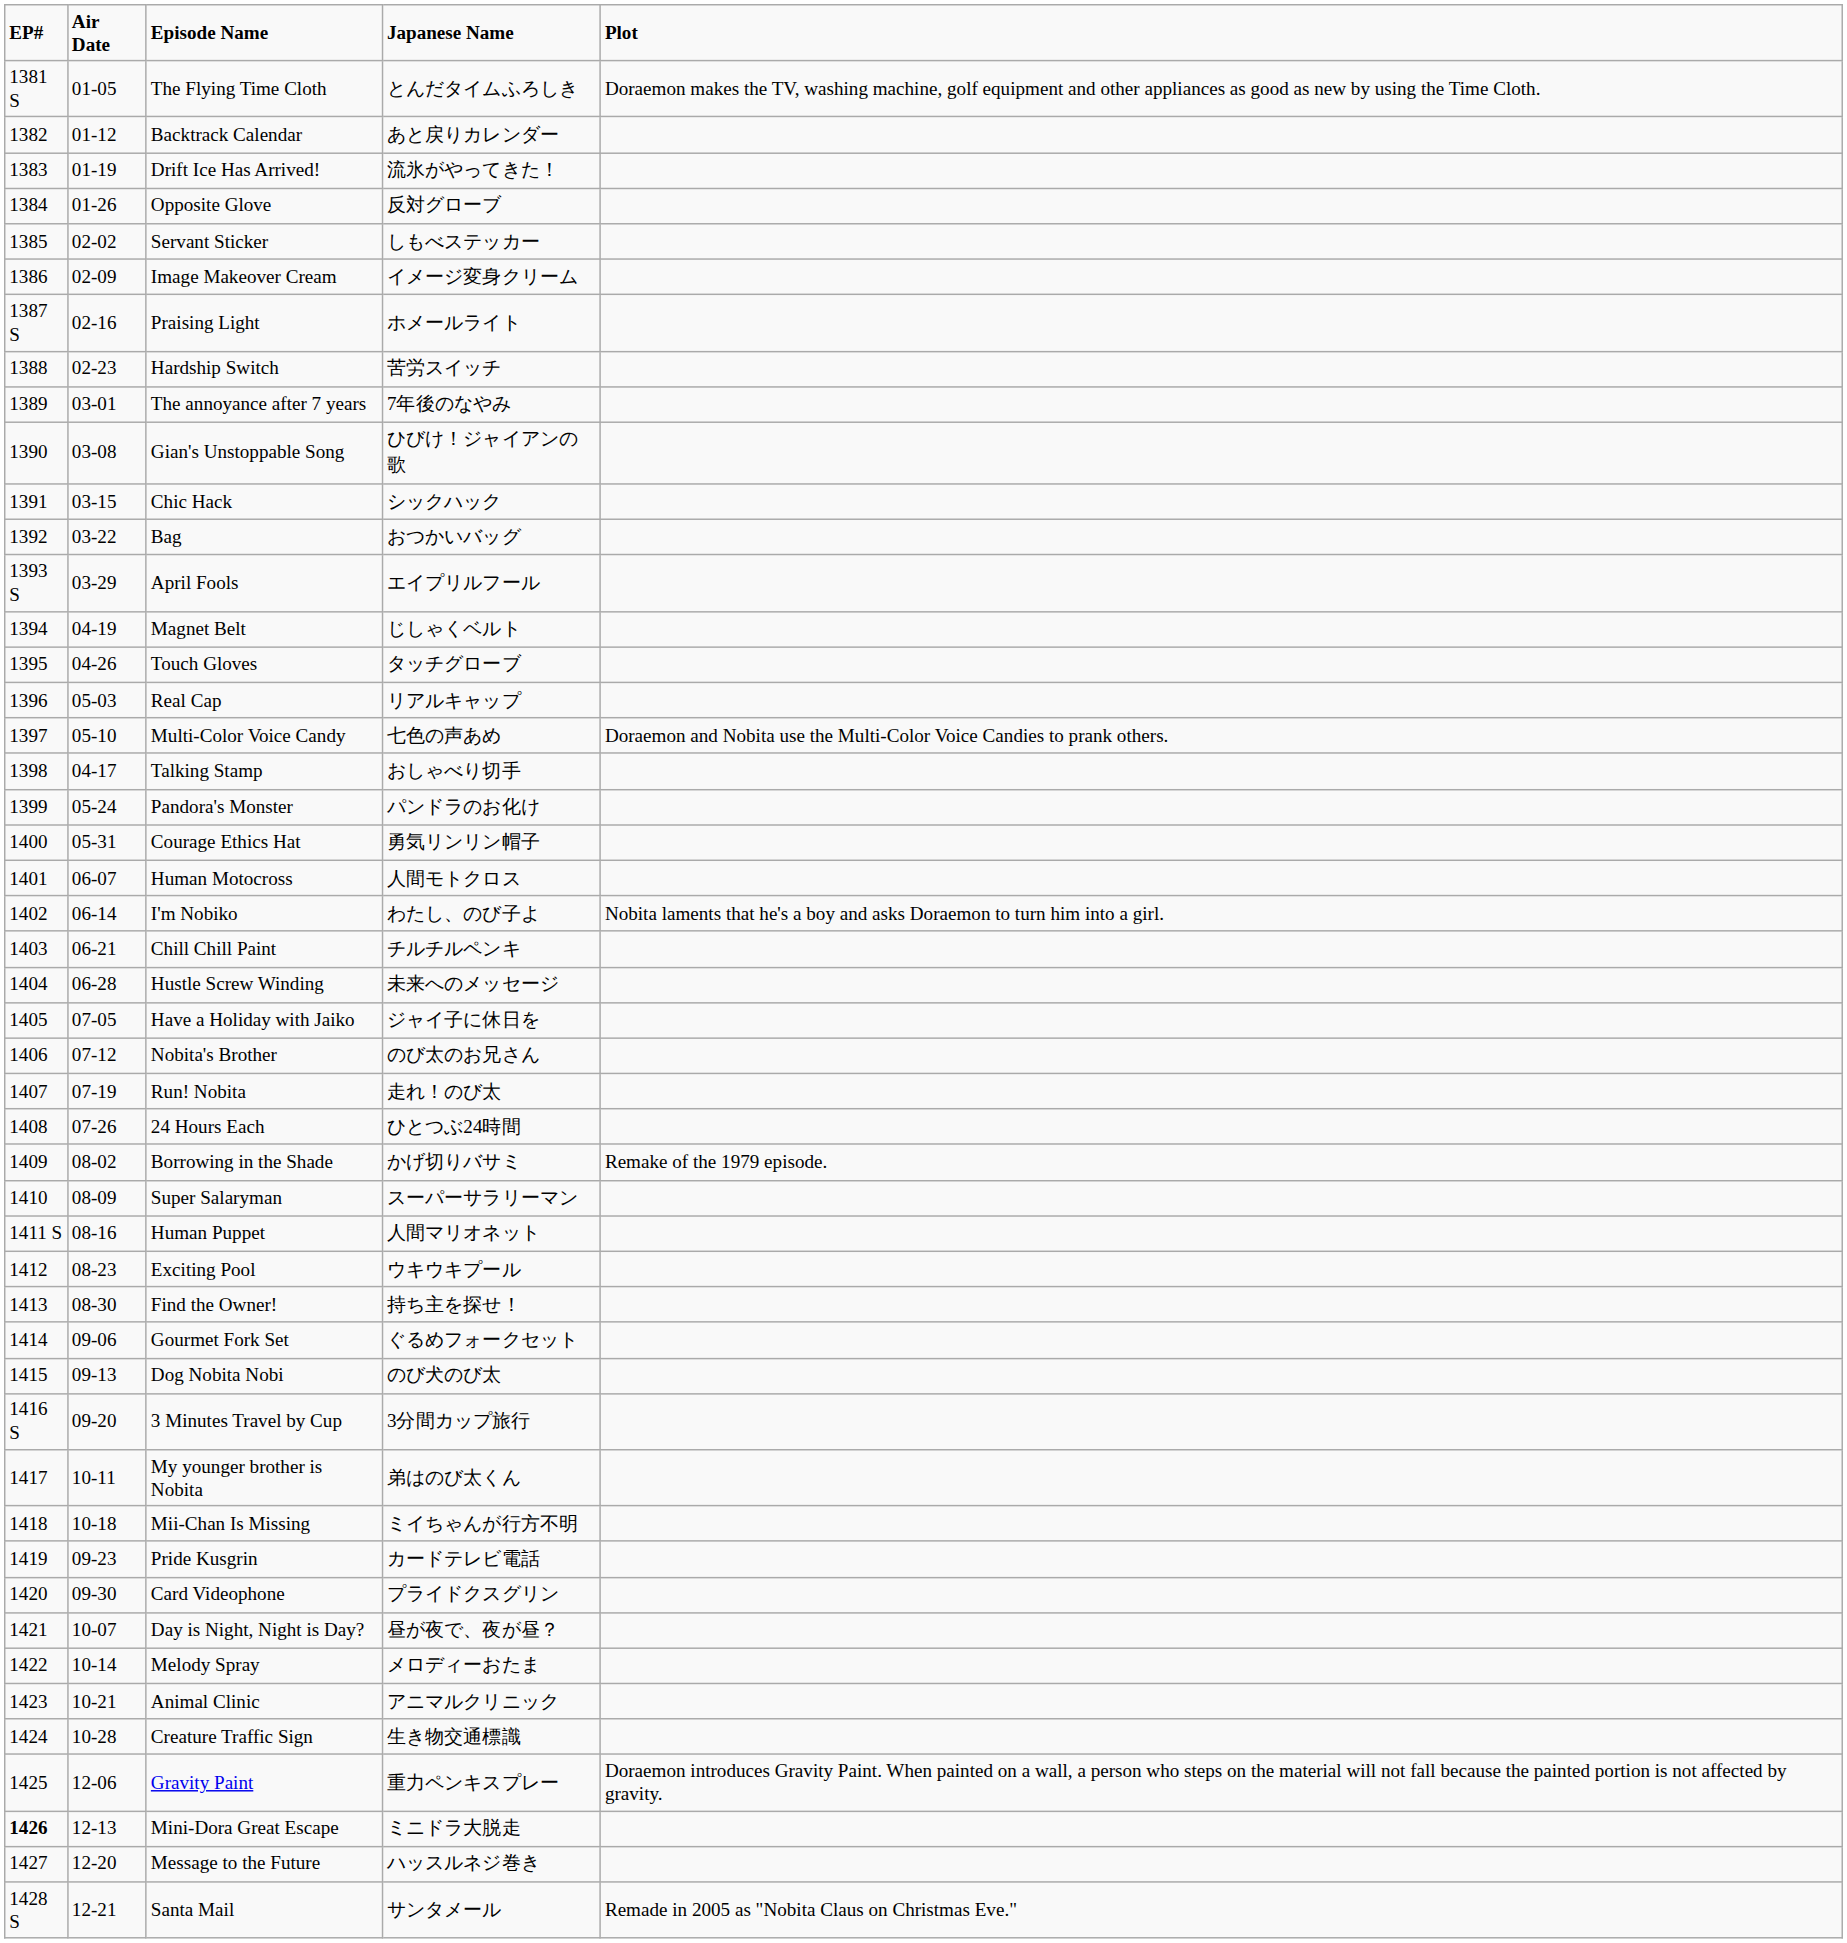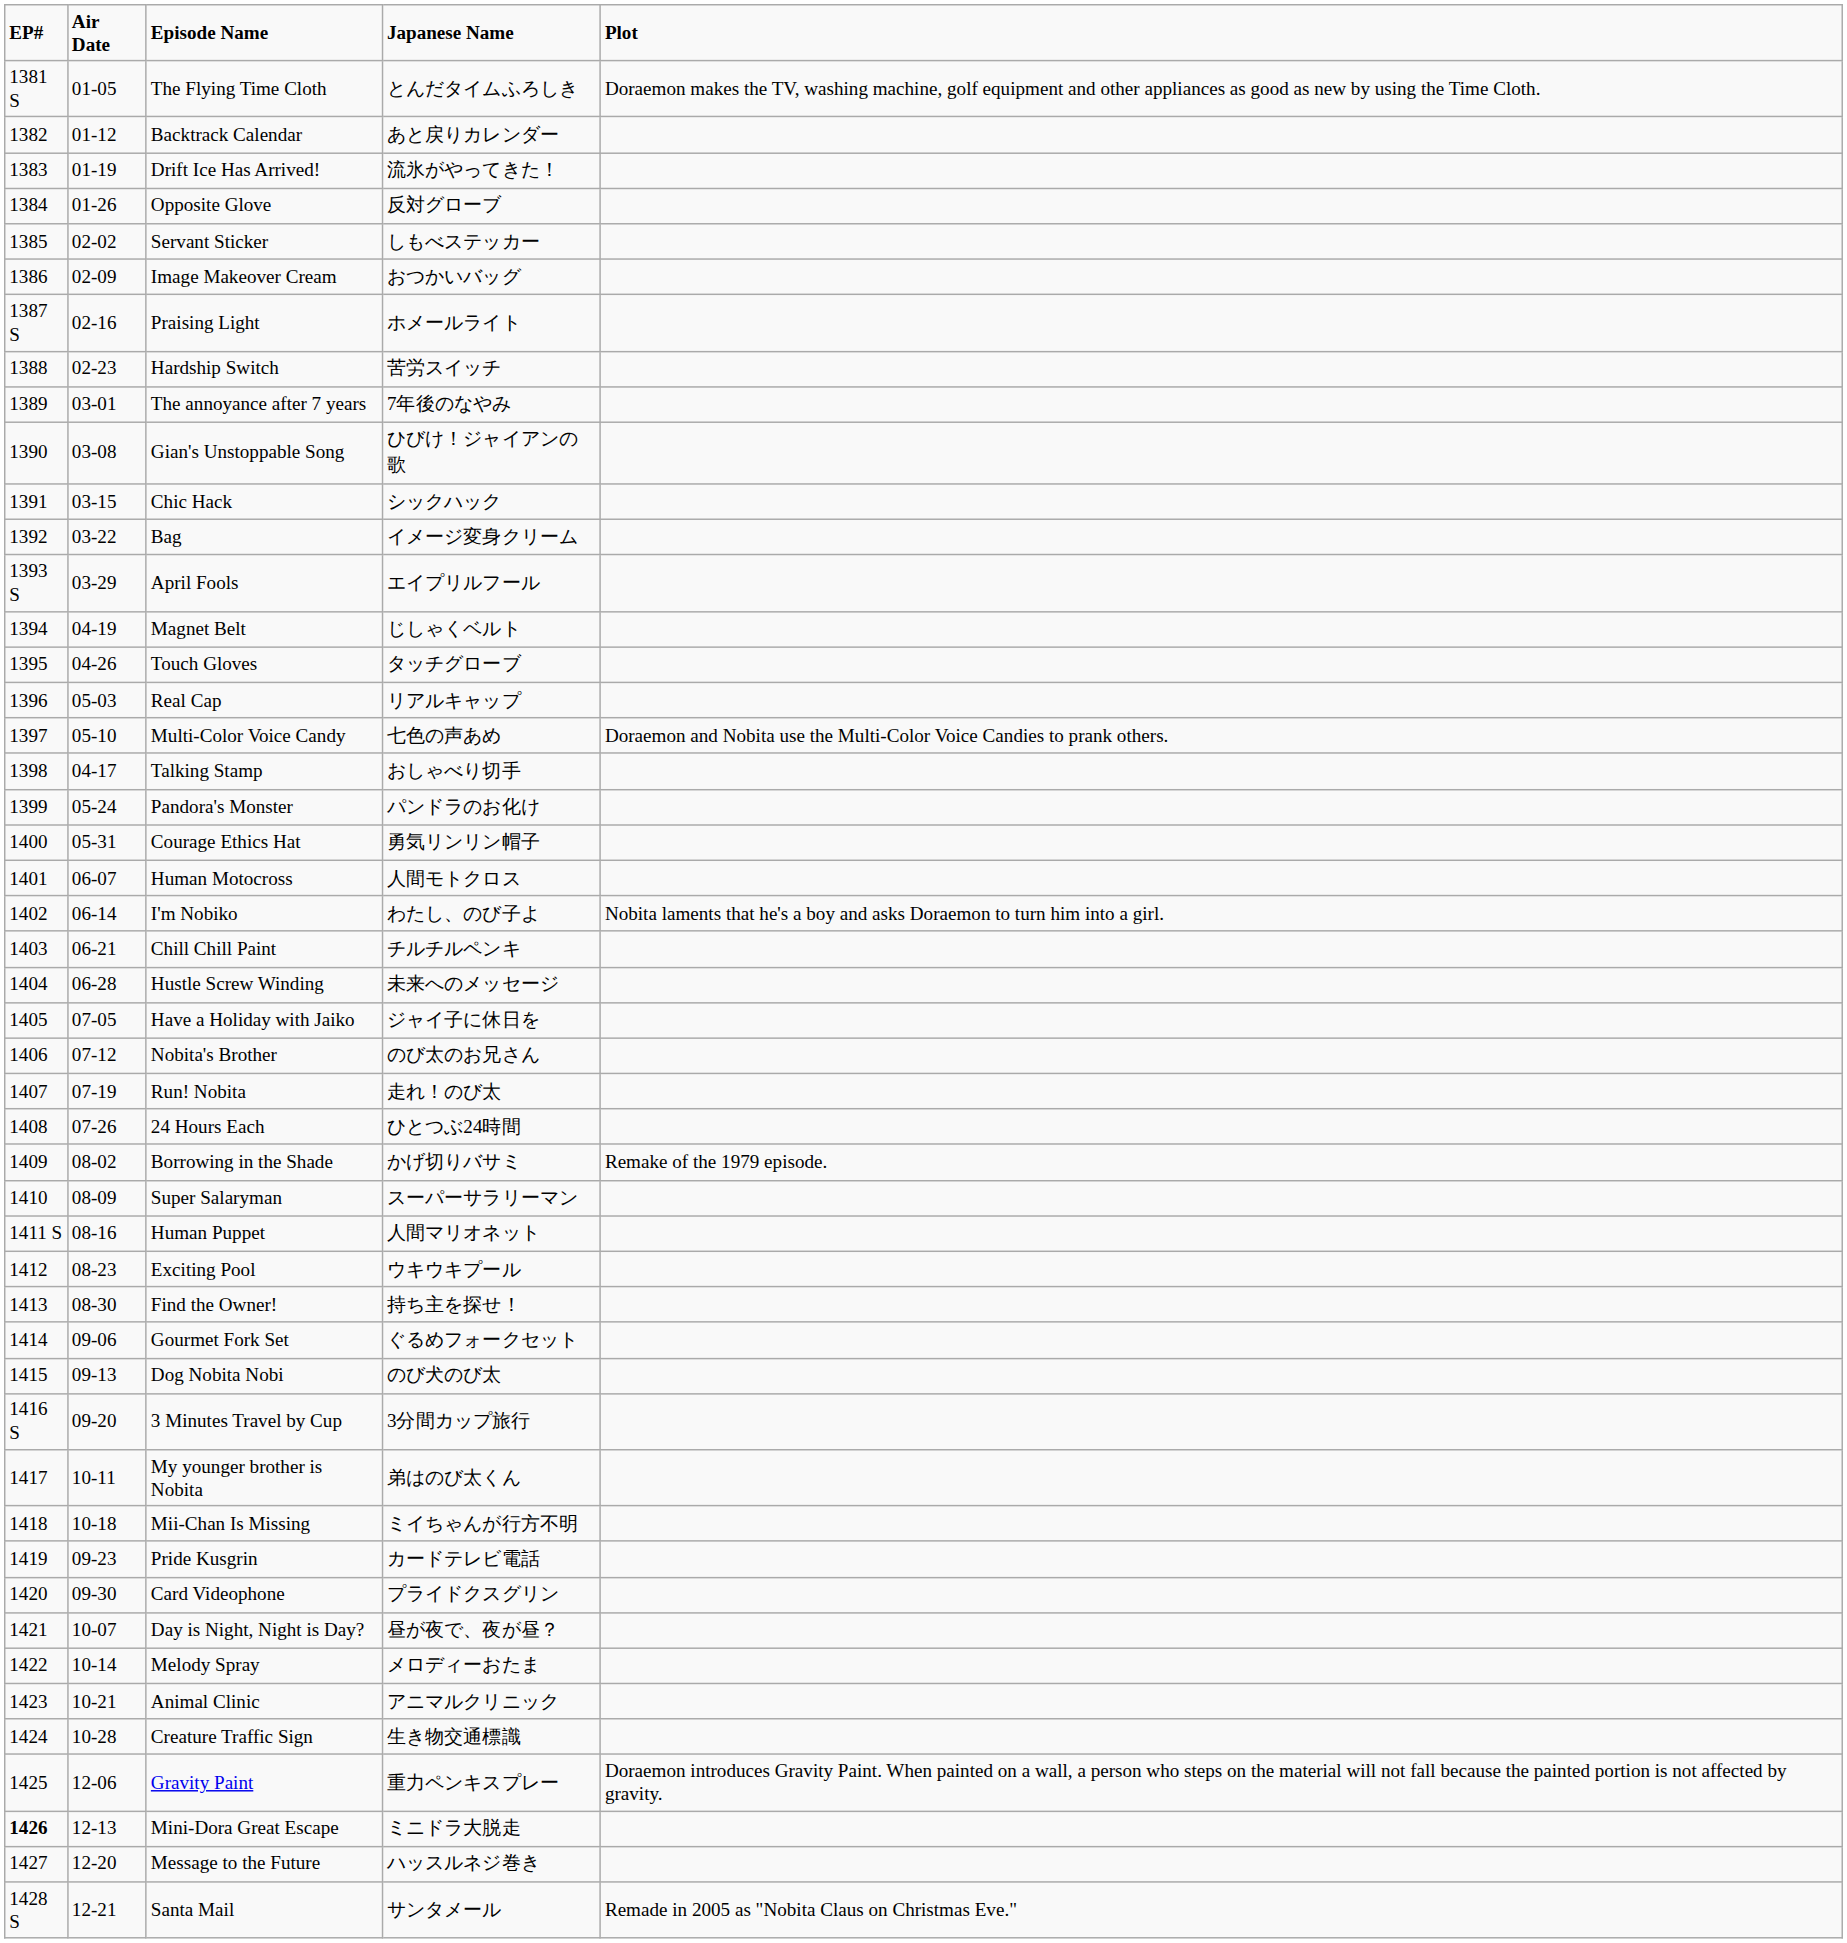(482, 276) イメージ変身クリーム -> (454, 276) おつかいバッグ
(454, 537) おつかいバッグ -> (482, 537) イメージ変身クリーム
